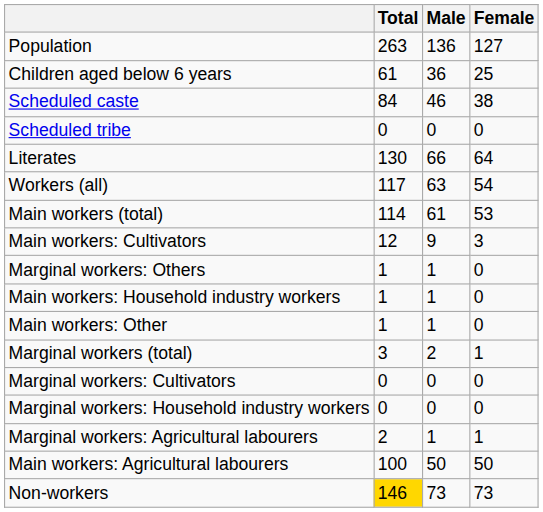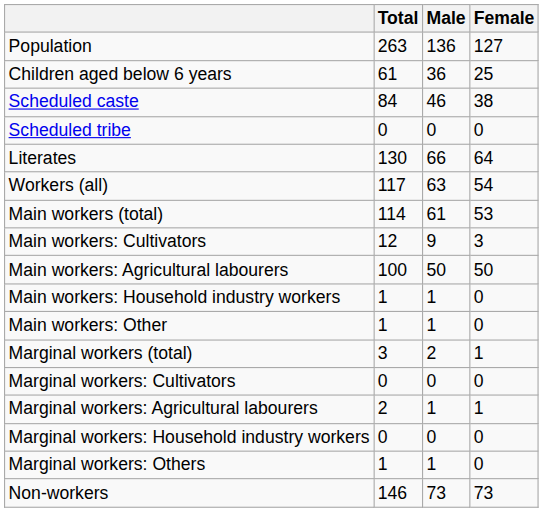rows swapped: (148, 465) <-> (107, 269)
rows swapped: (163, 437) <-> (189, 409)
(392, 492) gold background -> (392, 492) no background
